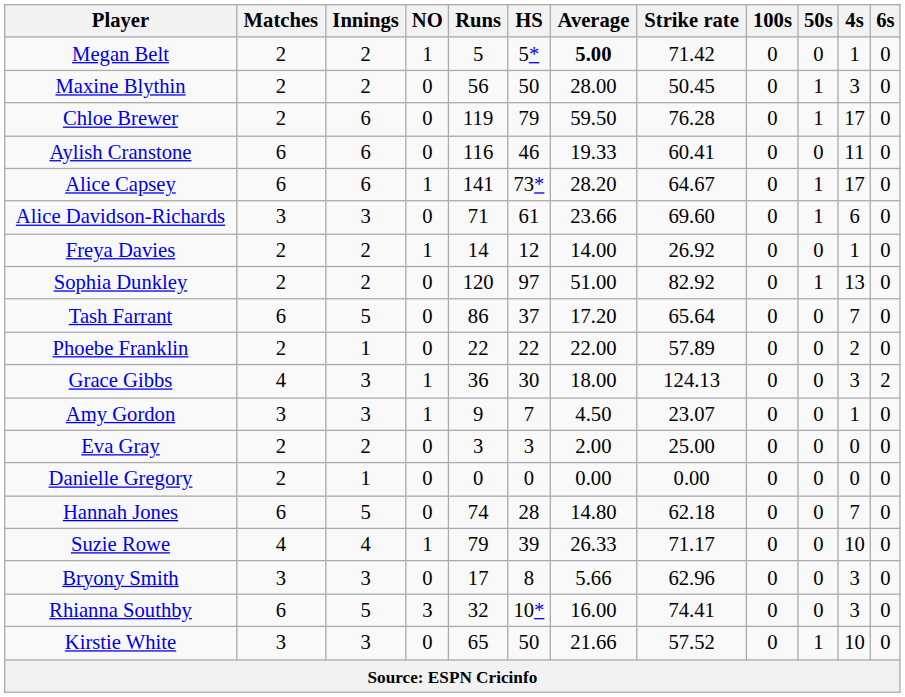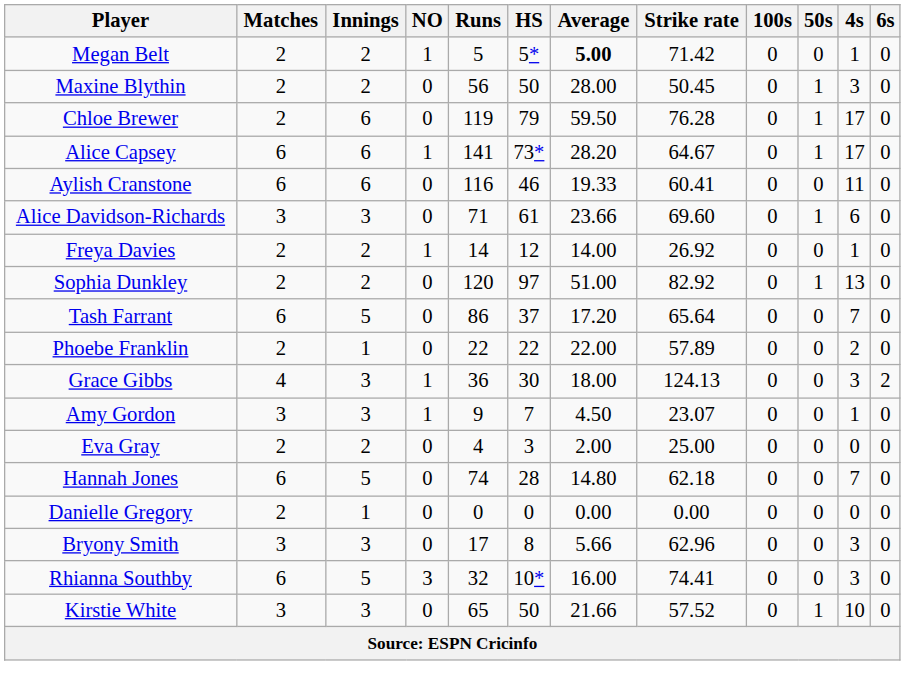rows swapped: (120, 184) <-> (120, 151)
(478, 446) 3 -> (478, 446) 4
rows swapped: (120, 479) <-> (120, 511)
- row: (120, 544)
